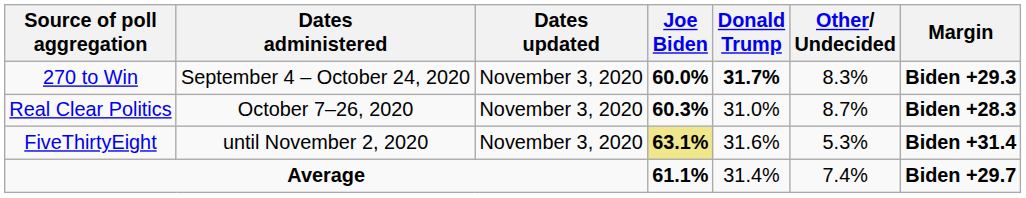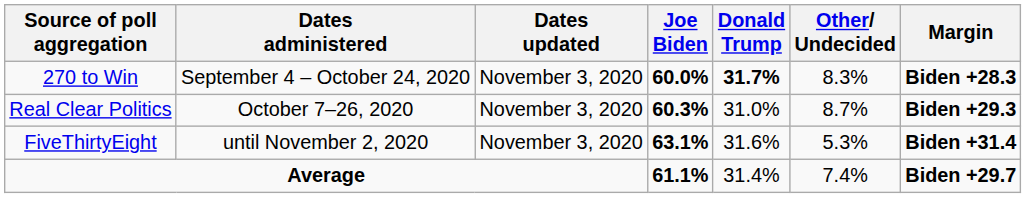(961, 77) Biden +29.3 -> (961, 77) Biden +28.3
(961, 110) Biden +28.3 -> (961, 110) Biden +29.3
(680, 143) khaki background -> (680, 143) no background
